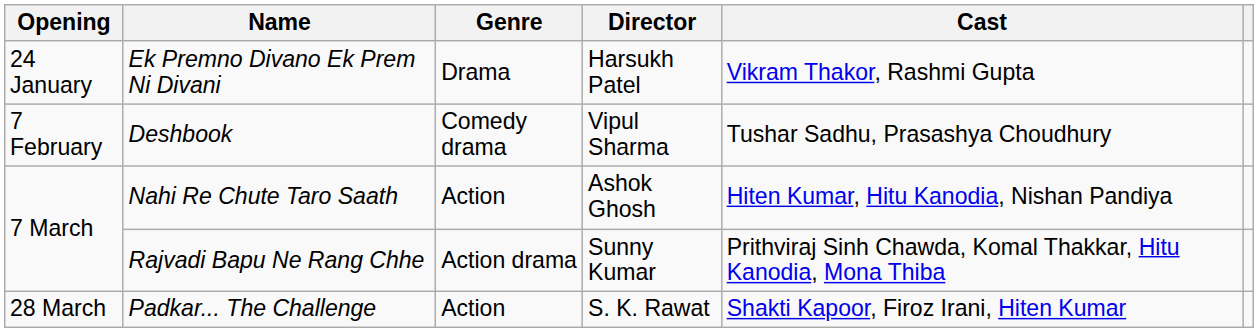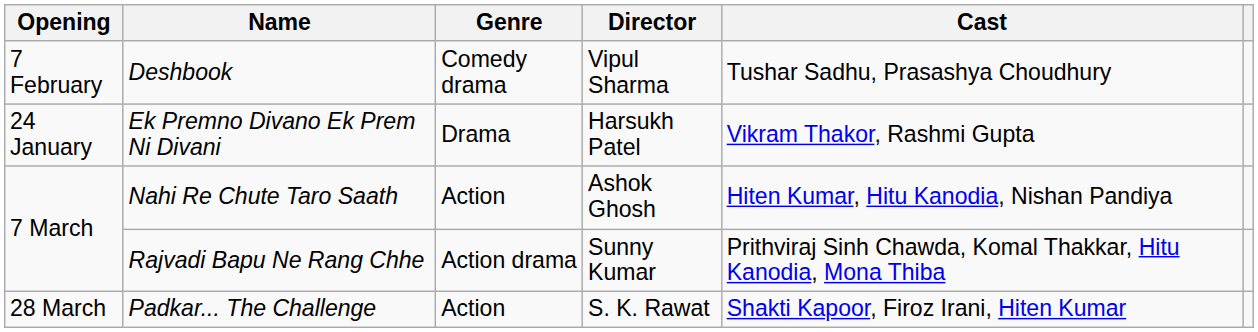rows swapped: (272, 72) <-> (180, 134)
